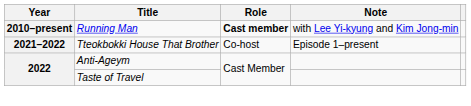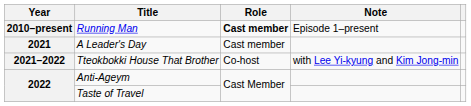(376, 28) with Lee Yi-kyung and Kim Jong-min -> (336, 28) Episode 1–present
+ row: (112, 45)
(336, 45) Episode 1–present -> (376, 61) with Lee Yi-kyung and Kim Jong-min
